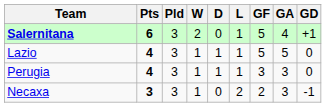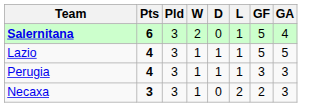- column: (309, 14)
